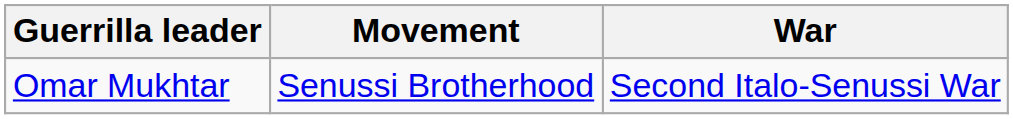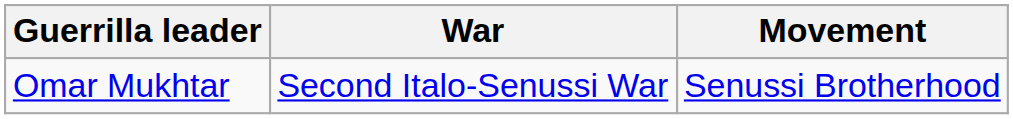columns swapped: (436, 31) <-> (805, 31)
